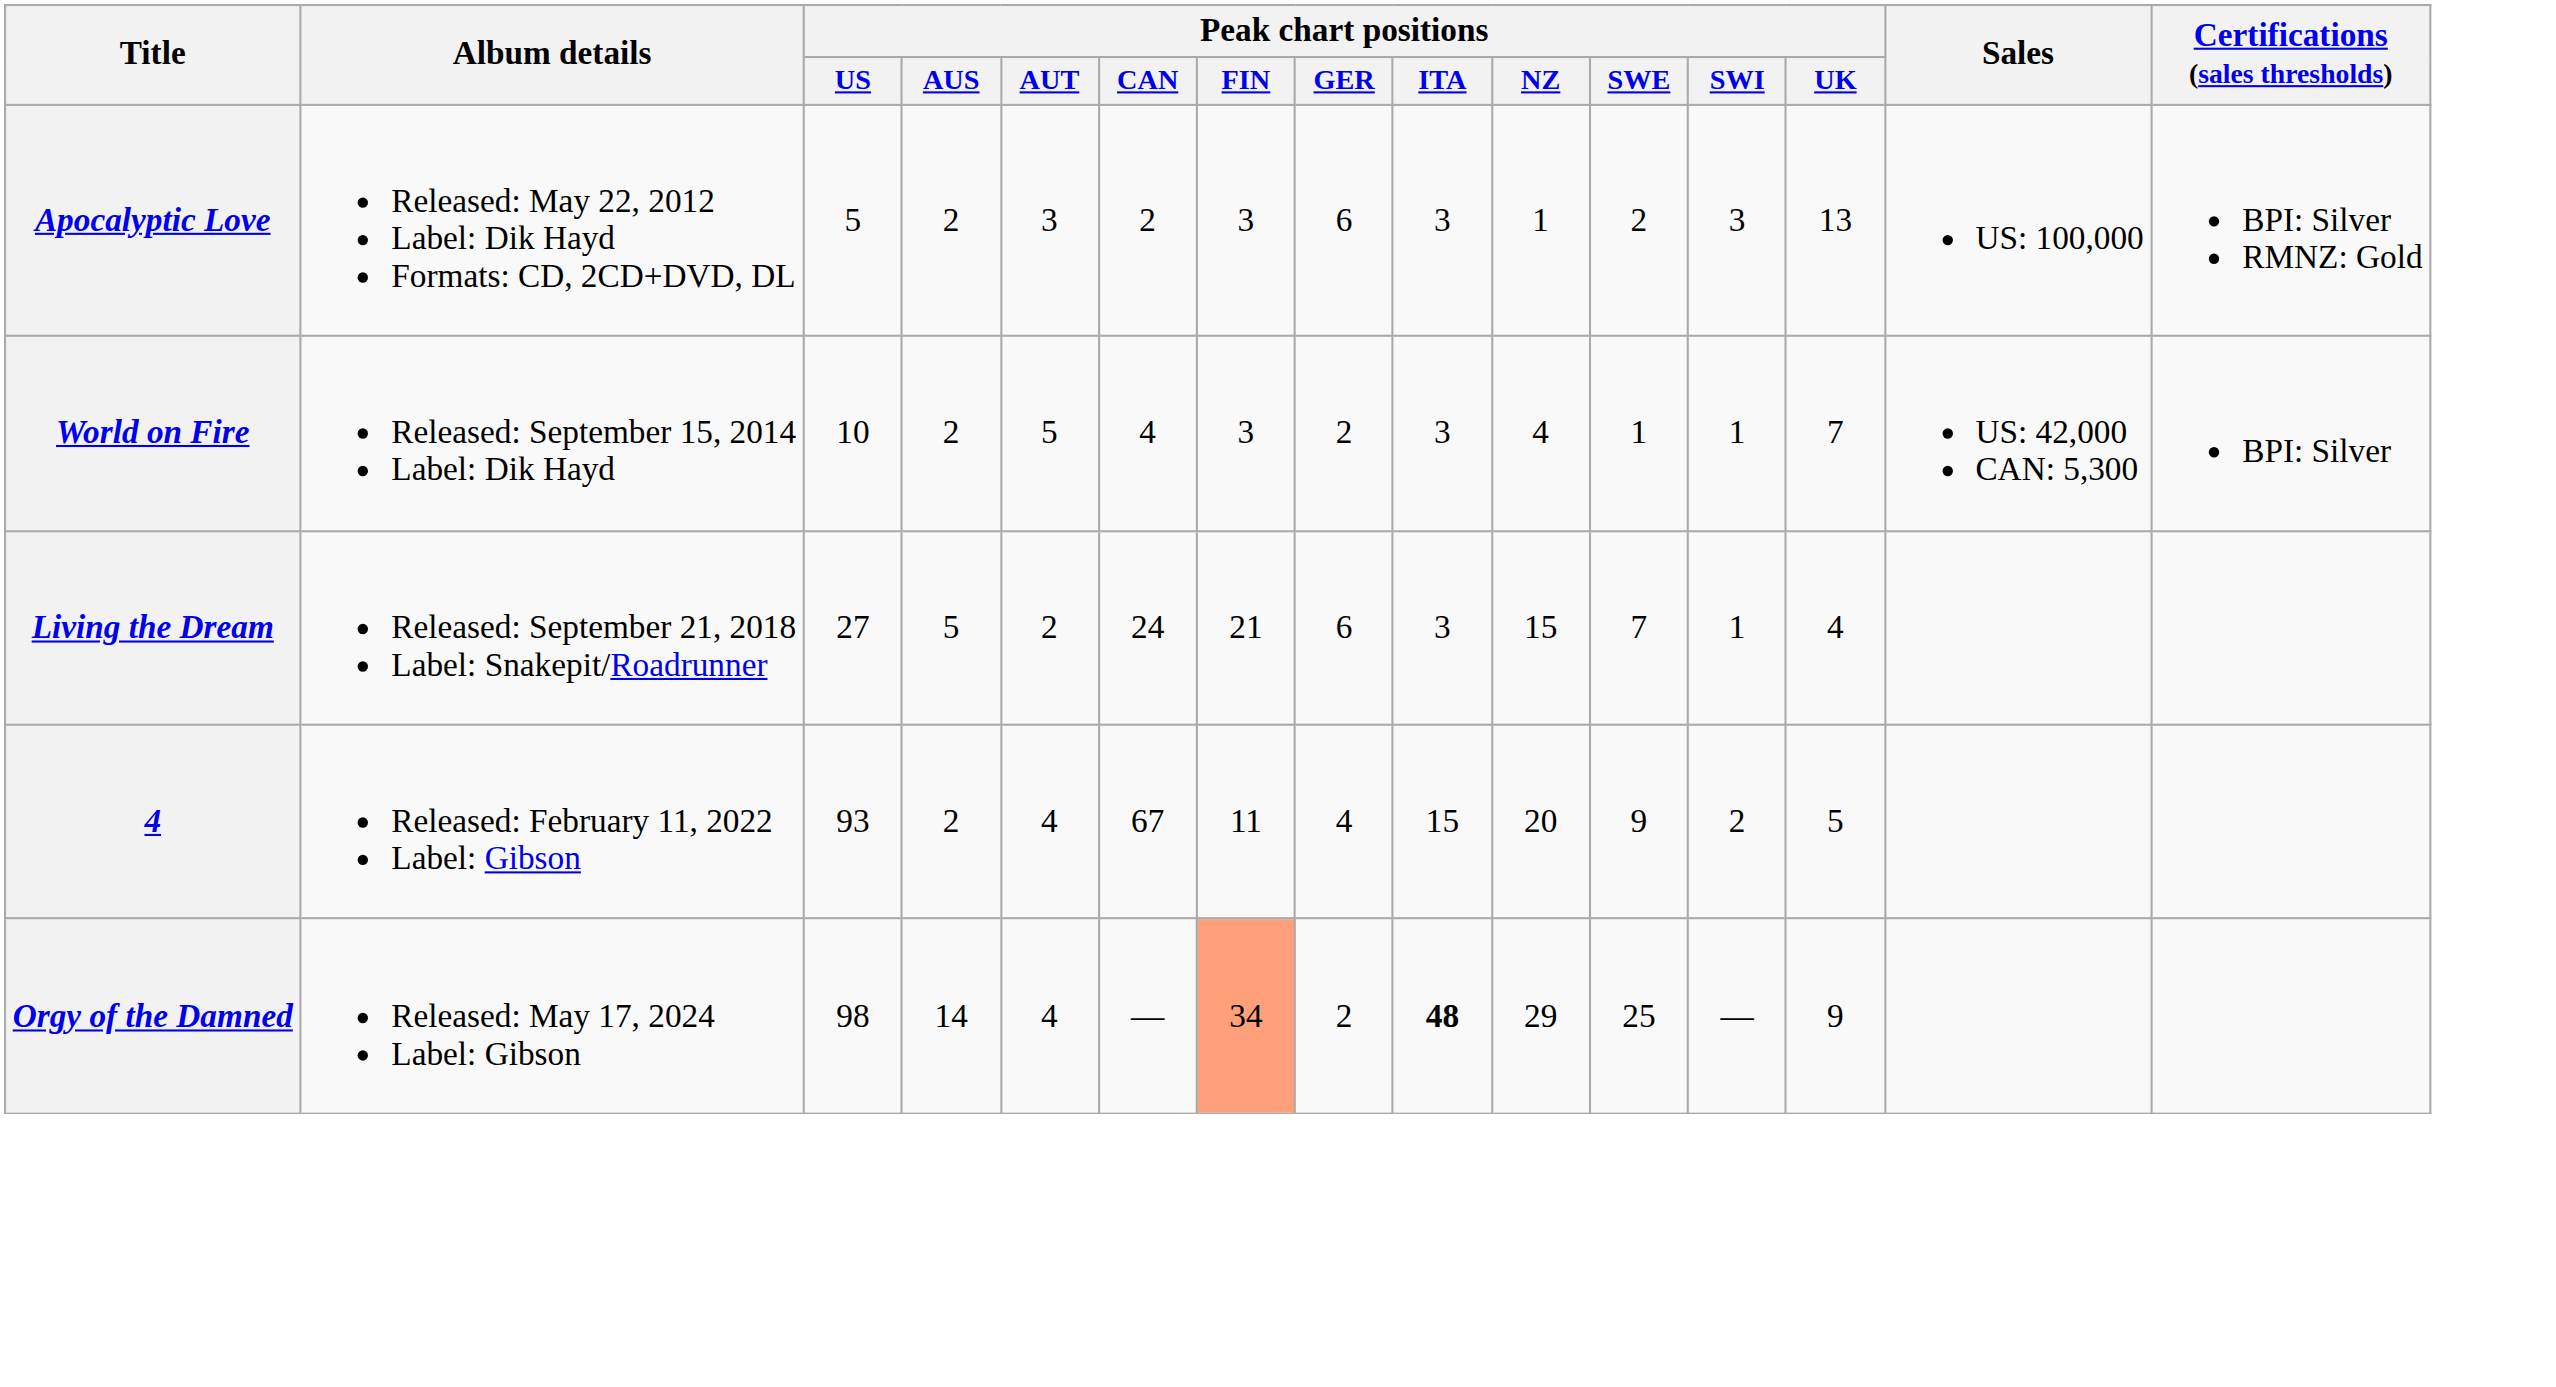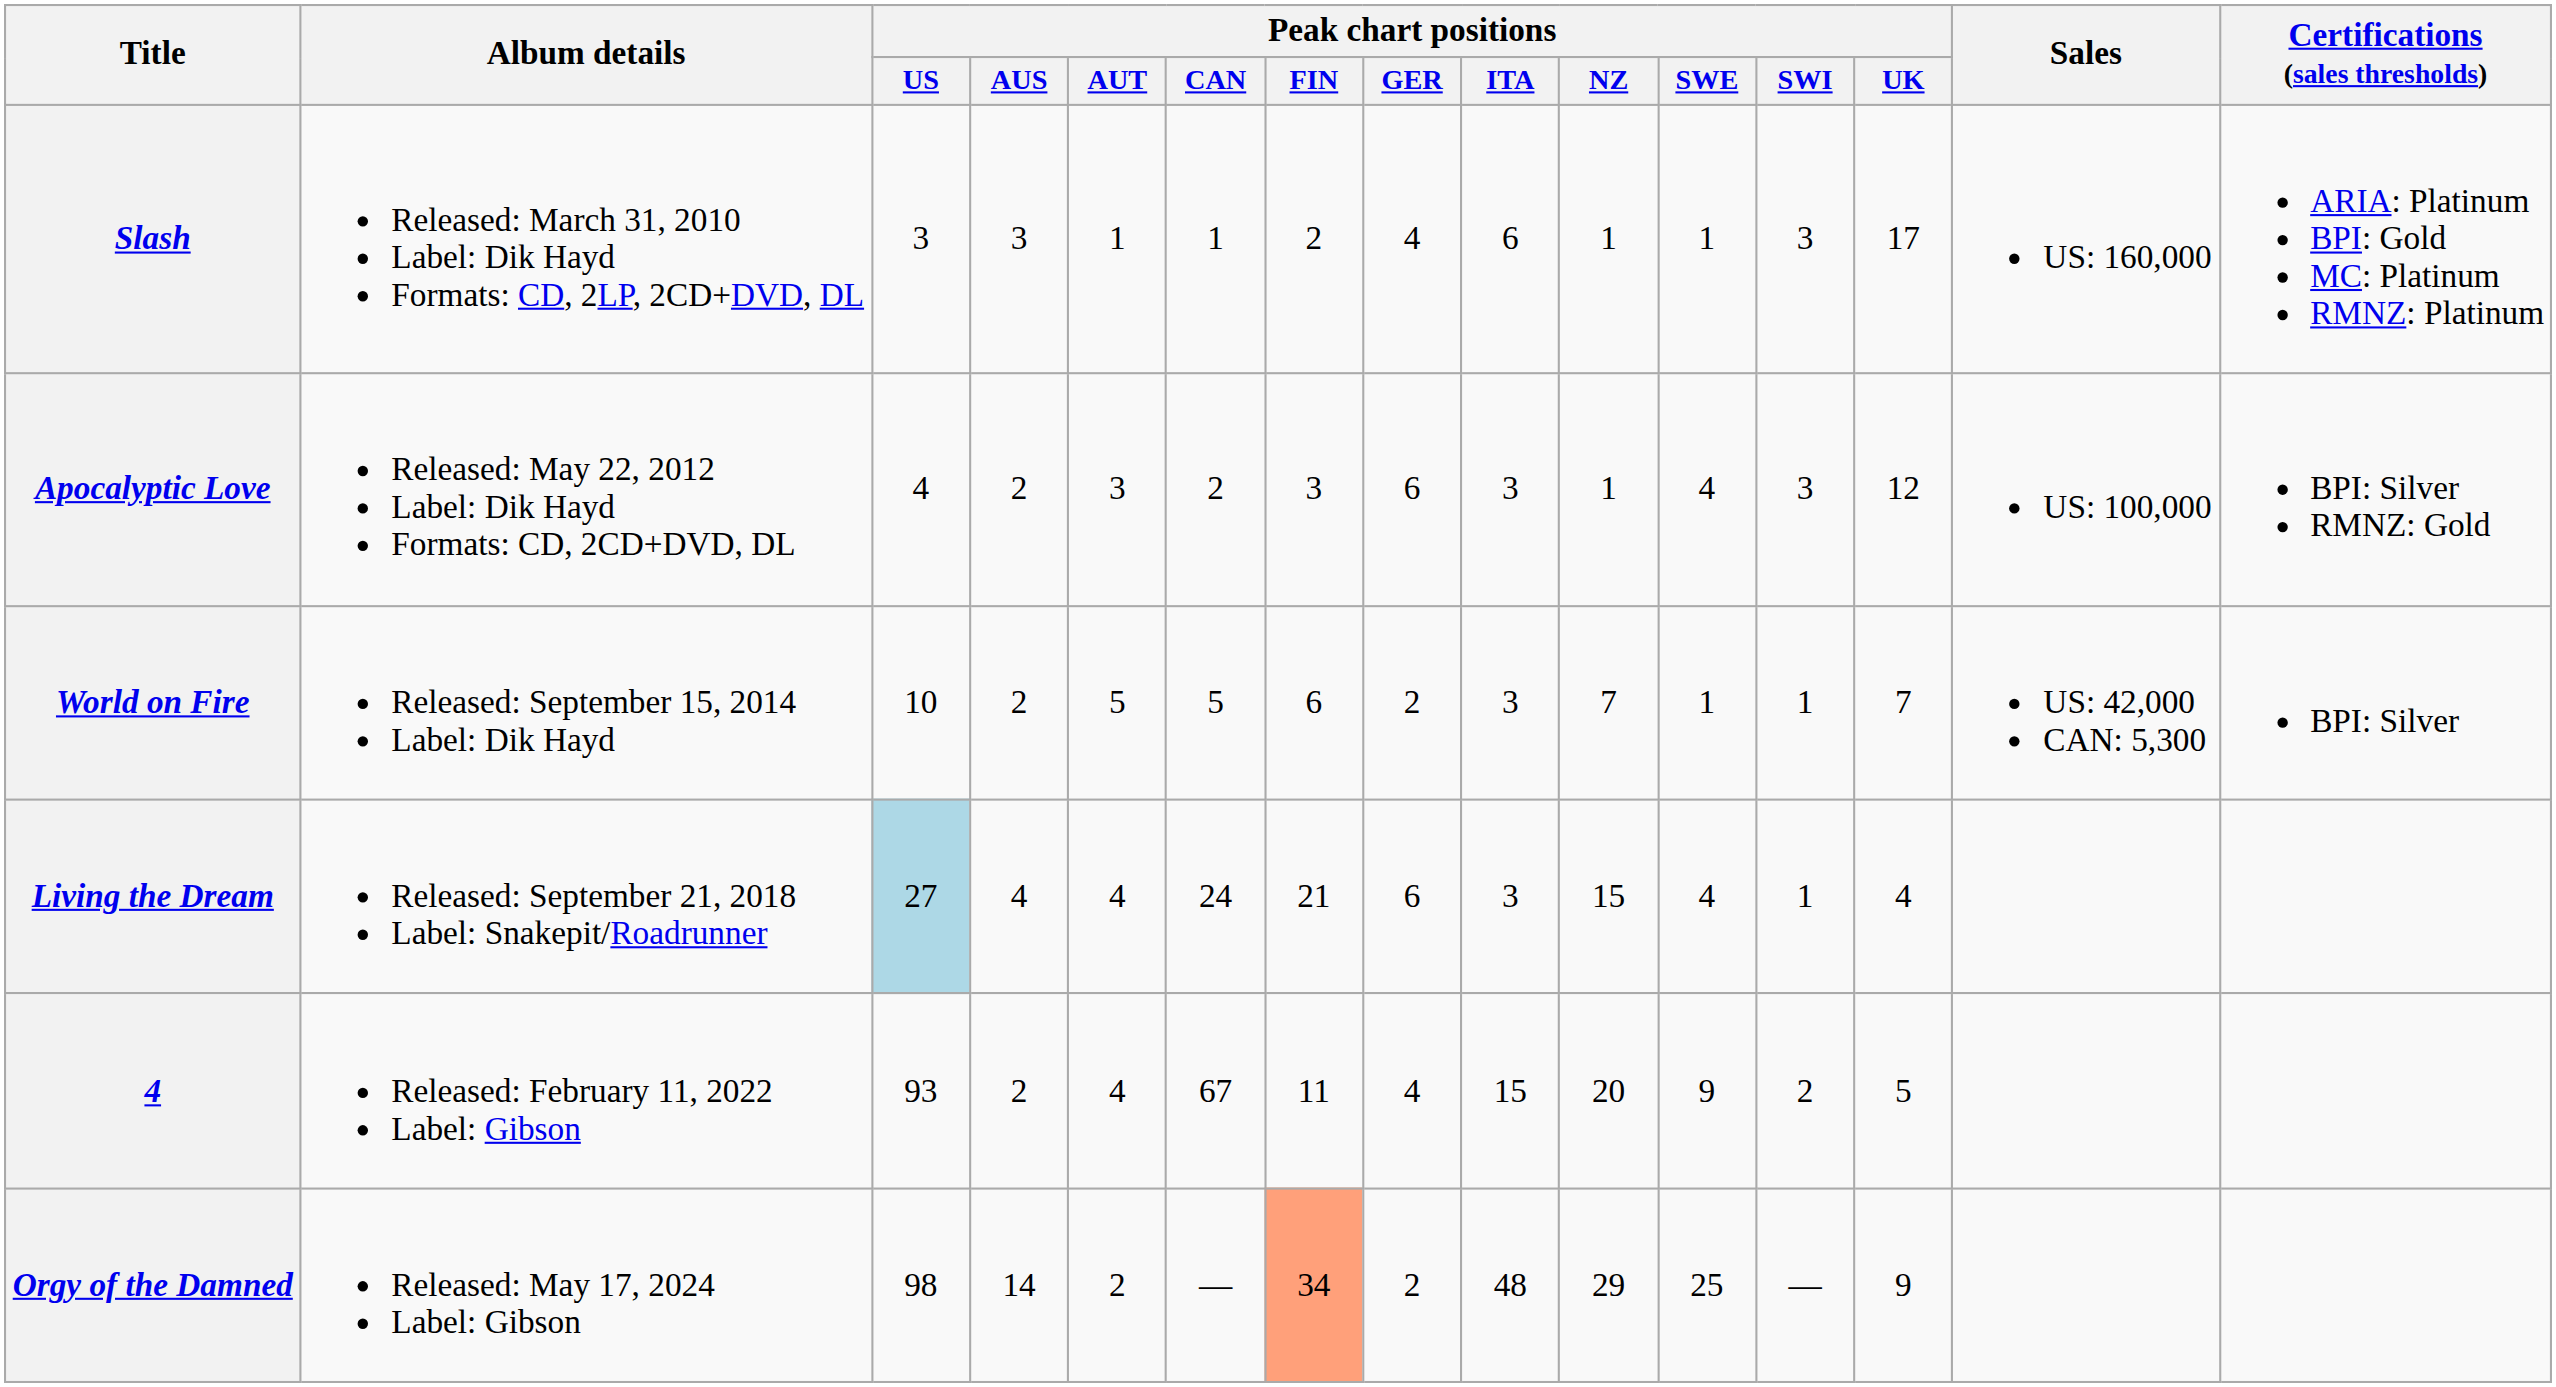+ row: (153, 238)
(853, 219) 5 -> (921, 488) 4
(1639, 219) 2 -> (1707, 488) 4
(1835, 219) 13 -> (1903, 488) 12
(1148, 432) 4 -> (1216, 701) 5
(1246, 432) 3 -> (1314, 701) 6
(1541, 432) 4 -> (1609, 701) 7
(853, 626) no background -> (921, 896) lightblue background
(951, 626) 5 -> (1019, 896) 4
(1049, 626) 2 -> (1117, 896) 4
(1639, 626) 7 -> (1707, 896) 4
(1049, 1015) 4 -> (1117, 1284) 2
(1442, 1015) bold -> (1510, 1284) normal
